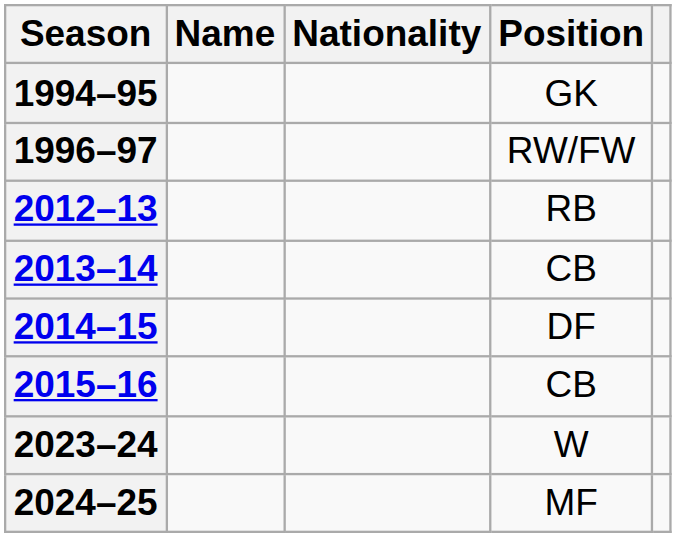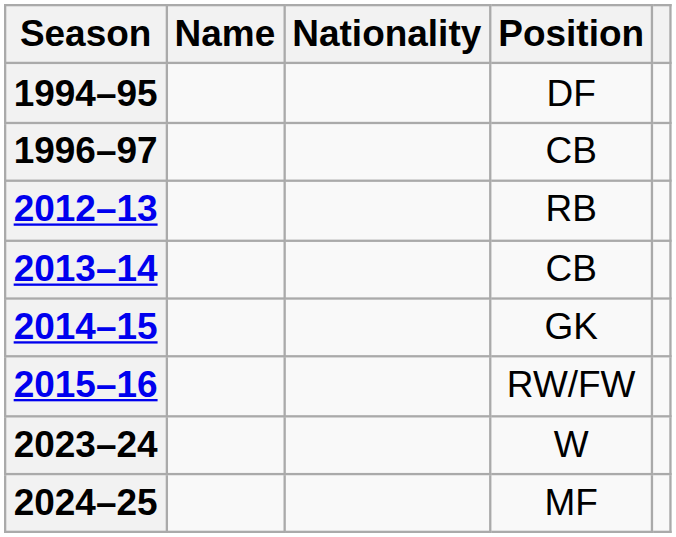(571, 92) GK -> (571, 92) DF
(571, 151) RW/FW -> (571, 151) CB
(571, 326) DF -> (571, 326) GK
(571, 385) CB -> (571, 385) RW/FW
